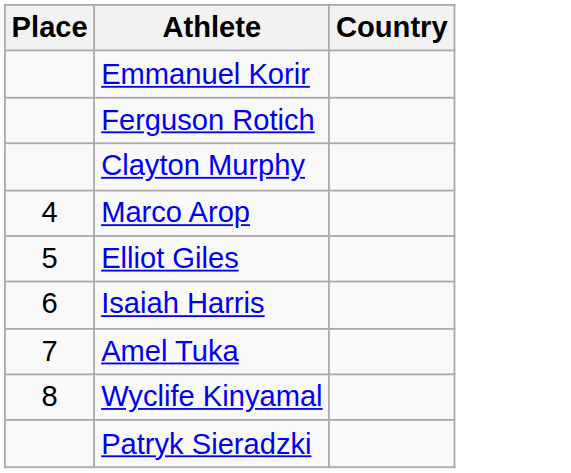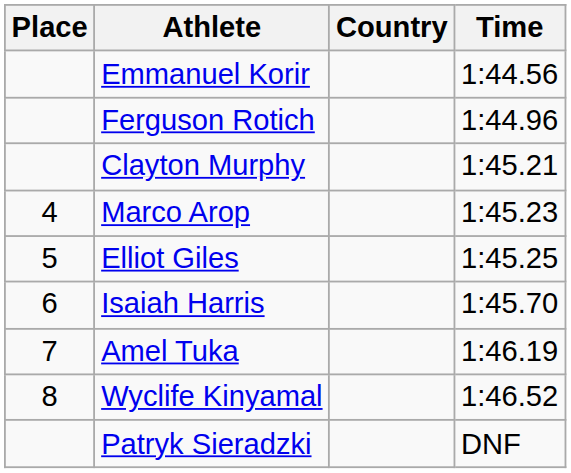+ column: (510, 27)
